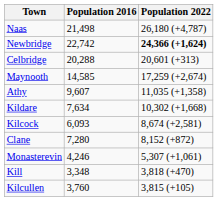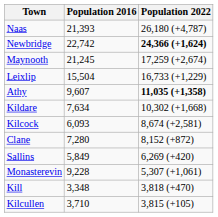(81, 28) 21,498 -> (81, 28) 21,393
- row: (27, 60)
(81, 76) 14,585 -> (81, 60) 21,245
+ row: (21, 76)
(174, 92) normal -> (174, 92) bold
+ row: (20, 156)
(78, 156) 4,246 -> (78, 172) 9,228
(78, 188) 3,760 -> (78, 204) 3,710
